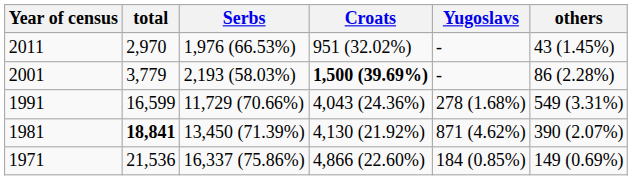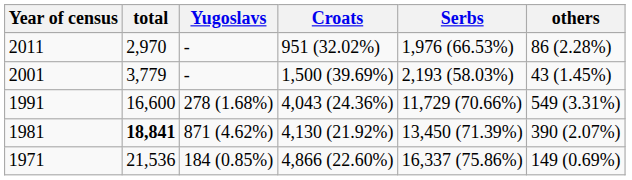columns swapped: (244, 18) <-> (481, 18)
(574, 47) 43 (1.45%) -> (571, 47) 86 (2.28%)
(370, 75) bold -> (338, 75) normal
(574, 75) 86 (2.28%) -> (571, 75) 43 (1.45%)
(151, 103) 16,599 -> (151, 103) 16,600
